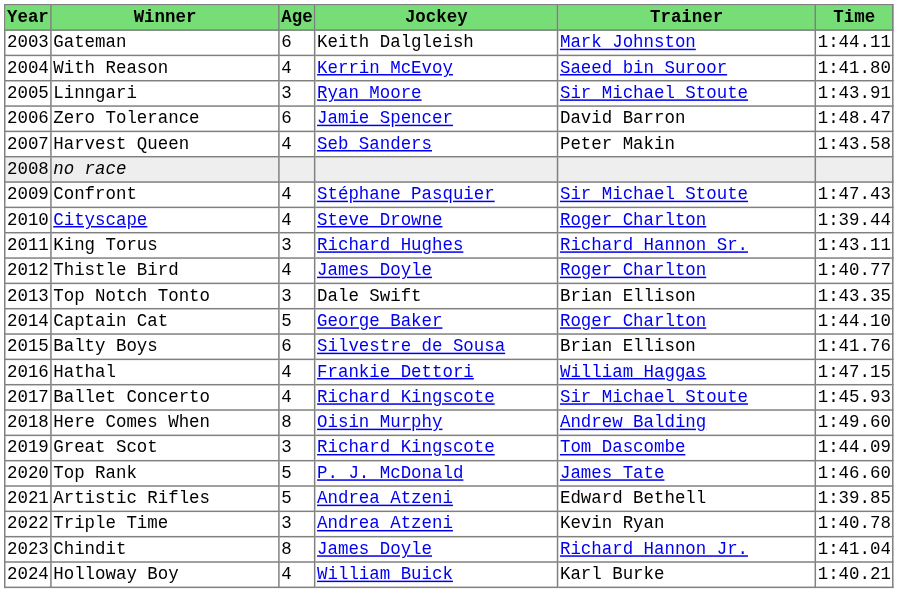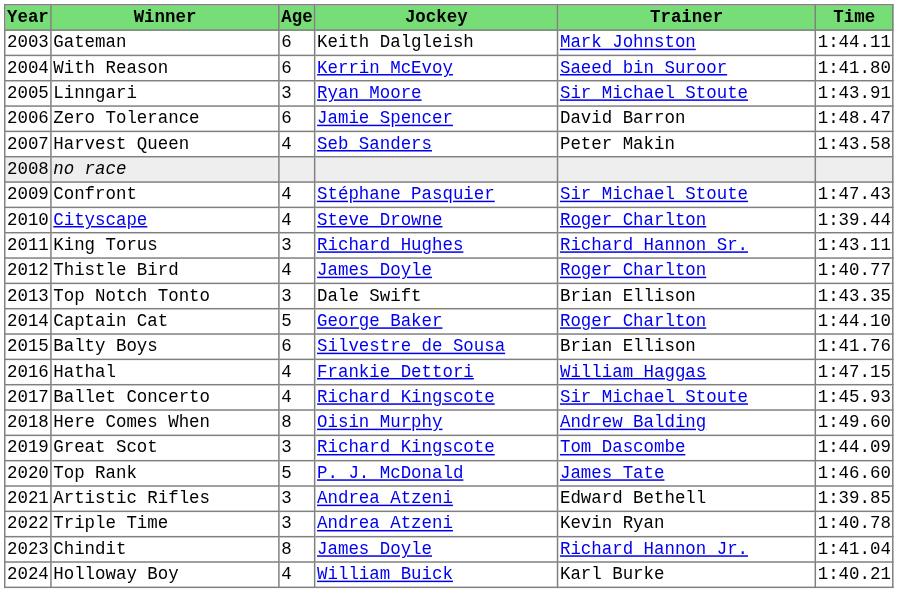(286, 68) 4 -> (286, 68) 6
(286, 499) 5 -> (286, 499) 3
